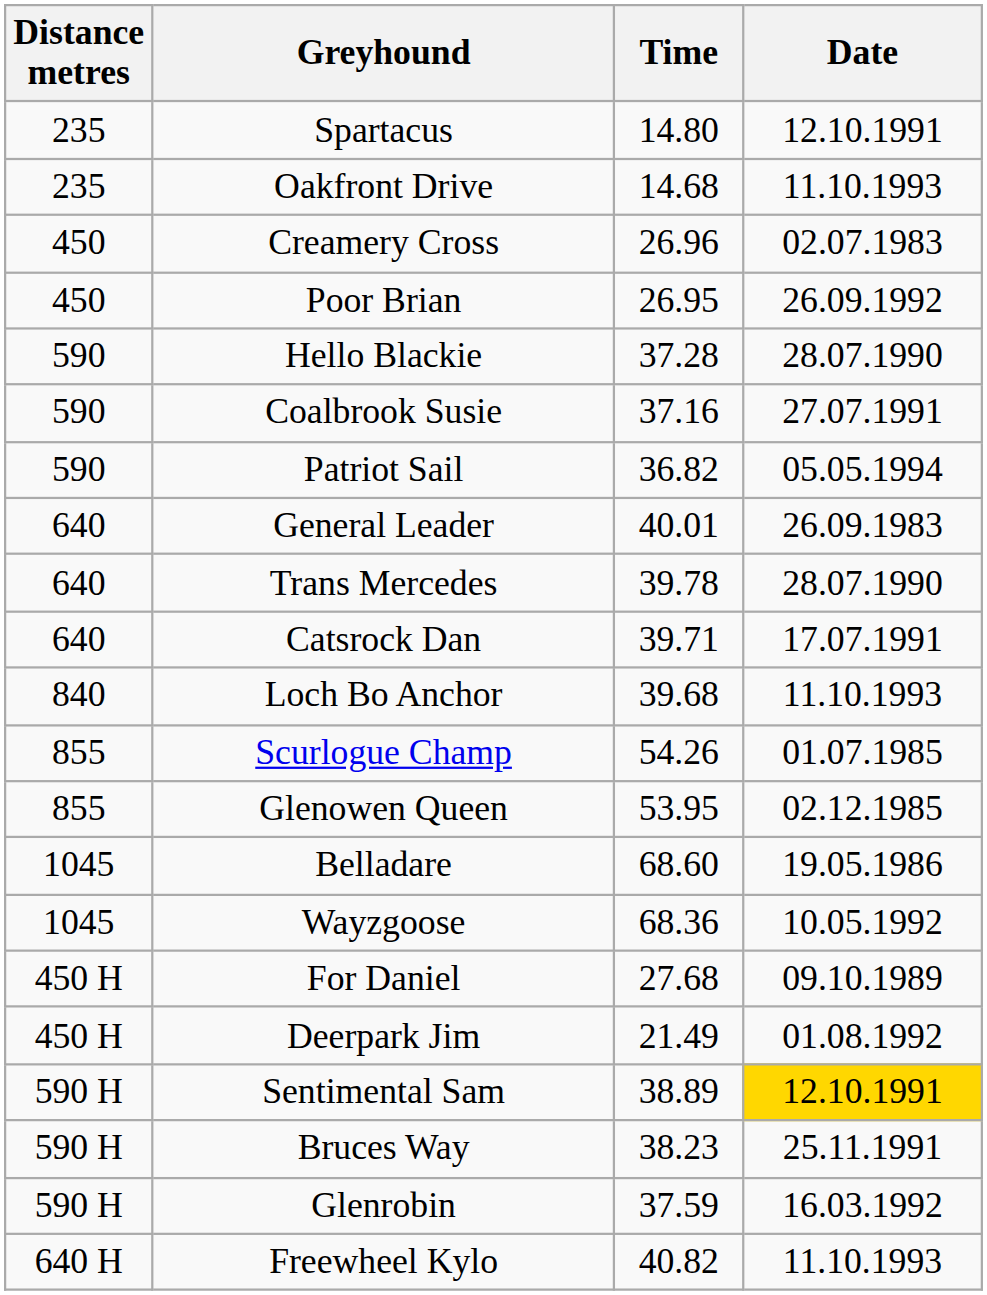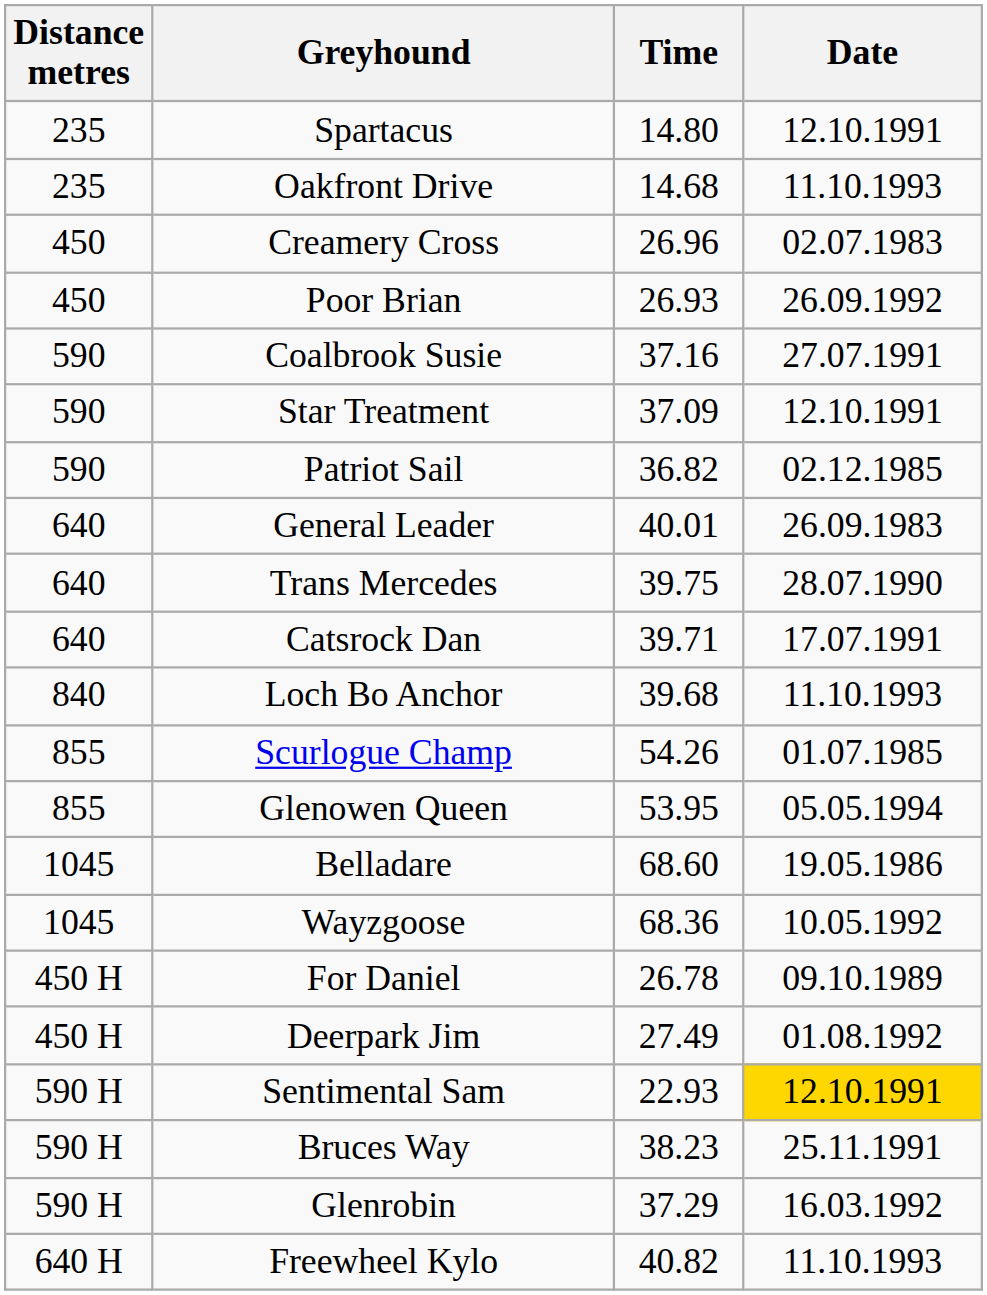(679, 299) 26.95 -> (679, 299) 26.93
- row: (384, 355)
+ row: (384, 412)
(862, 469) 05.05.1994 -> (862, 469) 02.12.1985
(679, 582) 39.78 -> (679, 582) 39.75
(862, 808) 02.12.1985 -> (862, 808) 05.05.1994
(679, 978) 27.68 -> (679, 978) 26.78
(679, 1034) 21.49 -> (679, 1034) 27.49
(679, 1091) 38.89 -> (679, 1091) 22.93
(679, 1204) 37.59 -> (679, 1204) 37.29
